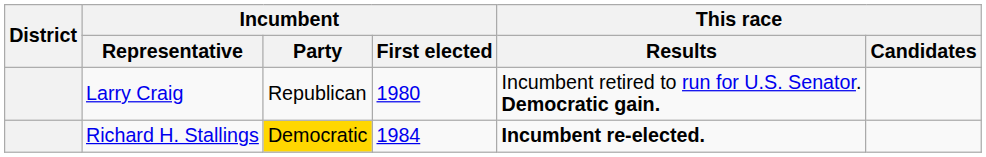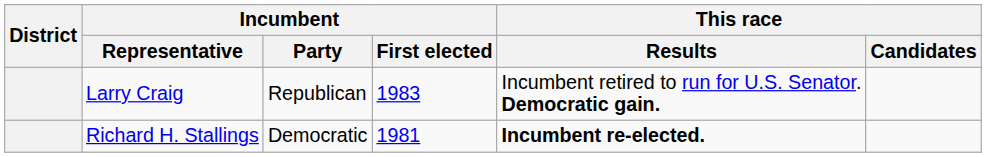(398, 93) 1980 -> (398, 93) 1983
(318, 135) gold background -> (318, 135) no background
(398, 135) 1984 -> (398, 135) 1981
